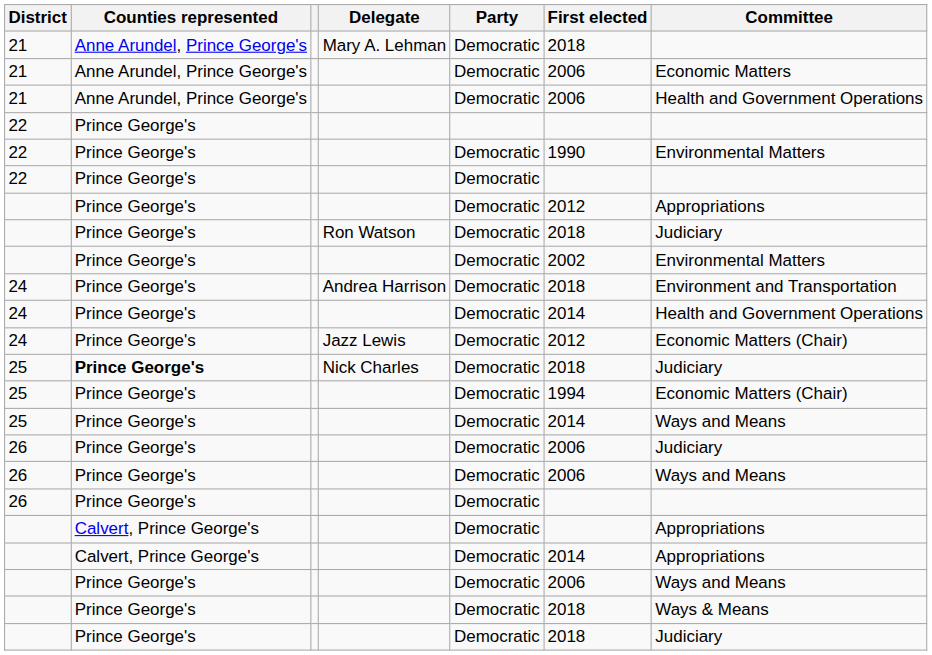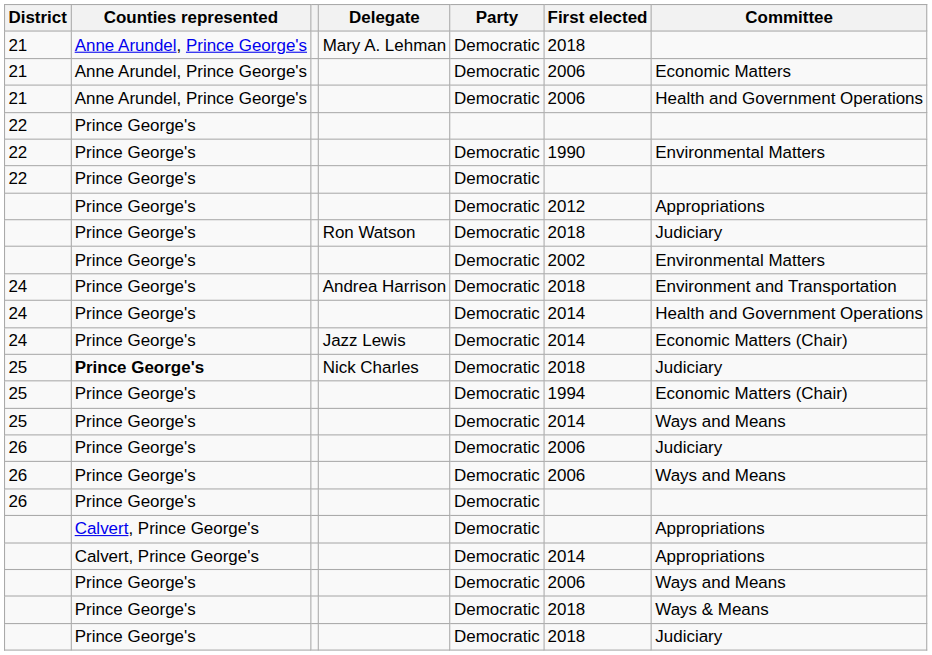(566, 340) 2012 -> (566, 340) 2014
